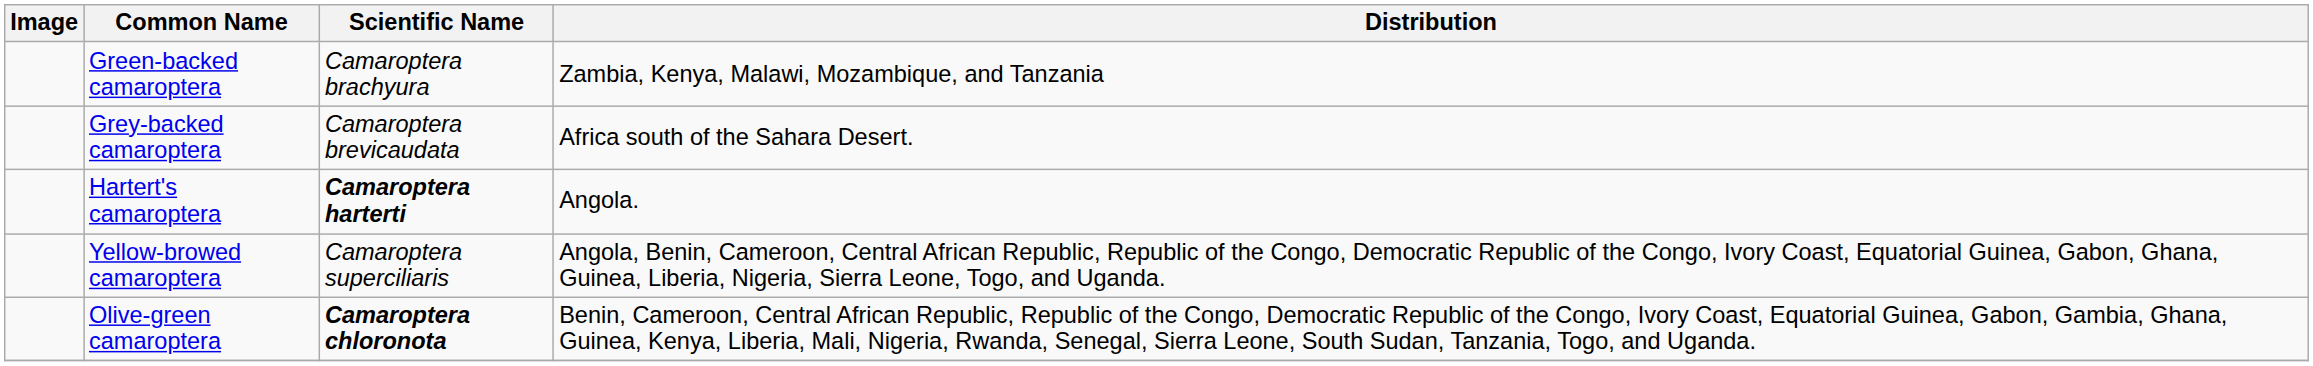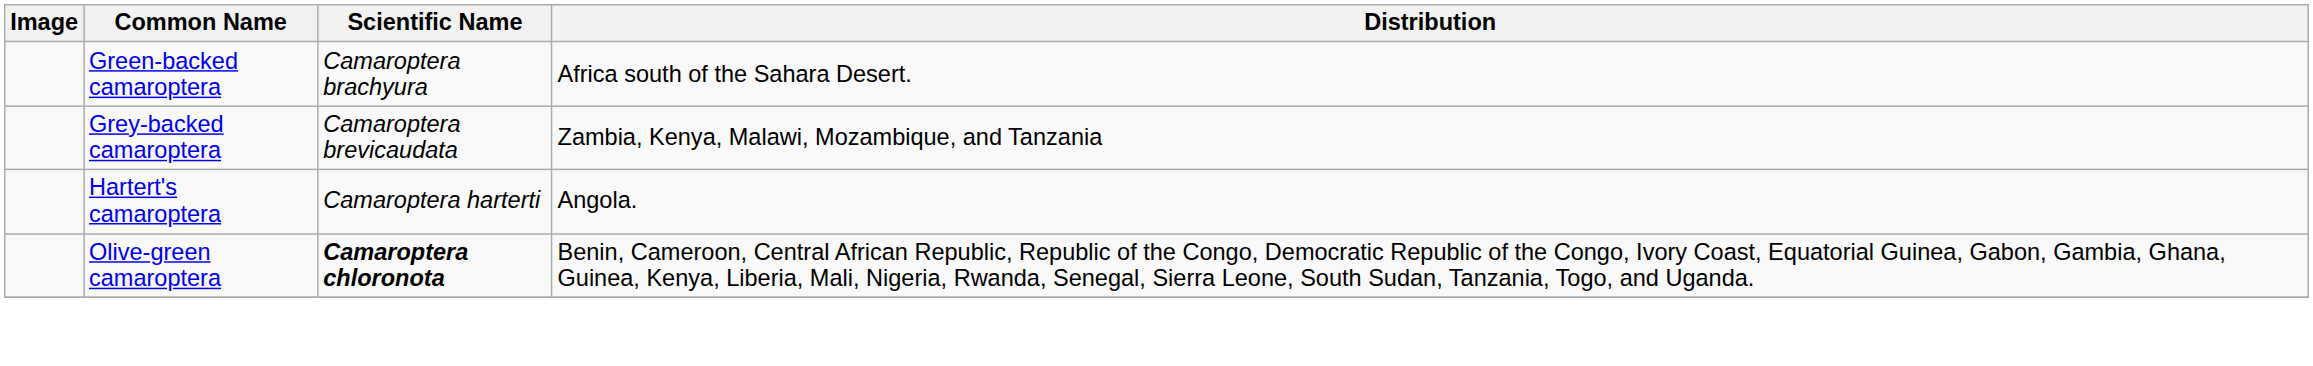(832, 73) Zambia, Kenya, Malawi, Mozambique, and Tanzania -> (735, 73) Africa south of the Sahara Desert.
(736, 137) Africa south of the Sahara Desert. -> (830, 137) Zambia, Kenya, Malawi, Mozambique, and Tanzania
(397, 201) bold -> (432, 201) normal
- row: (165, 264)
